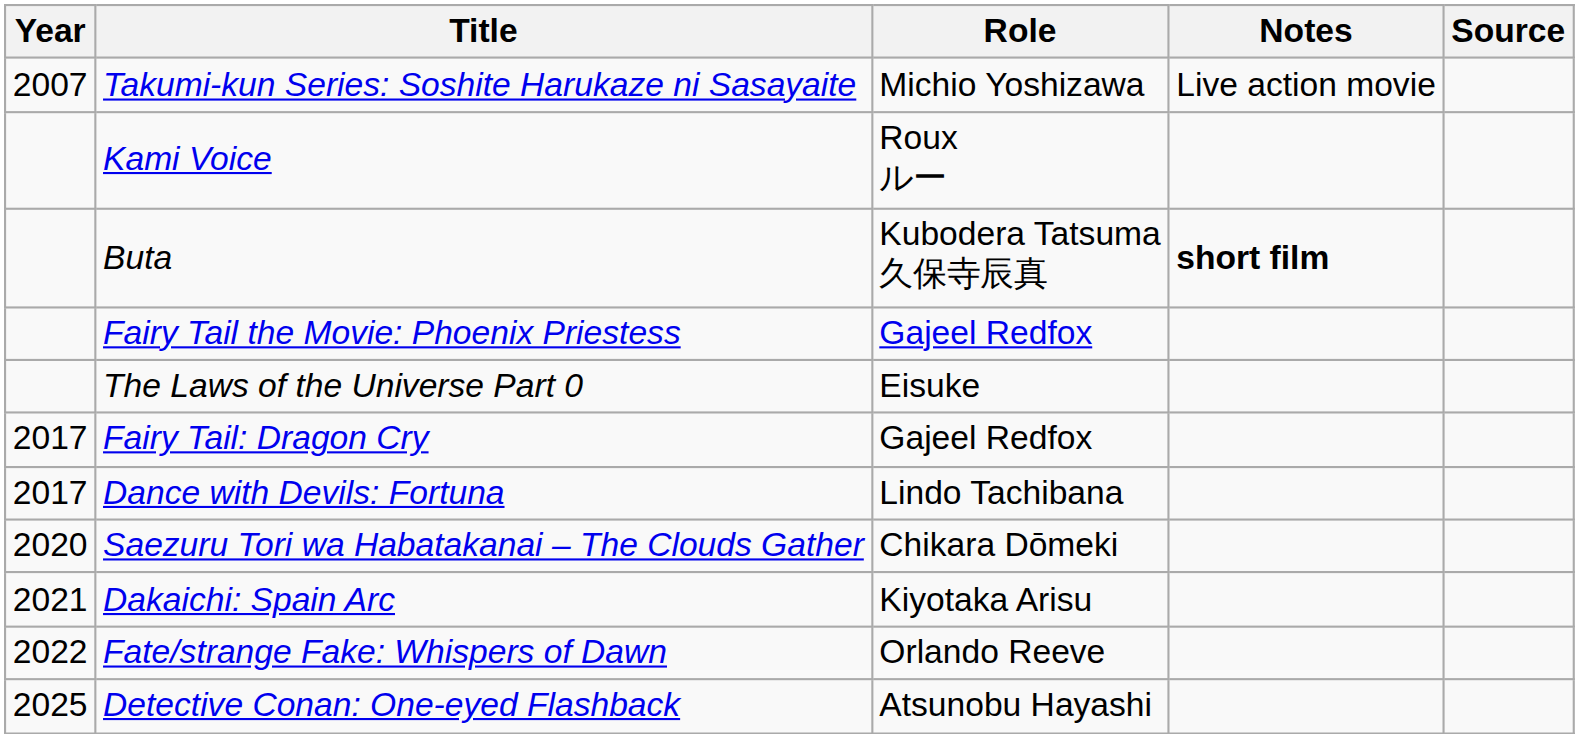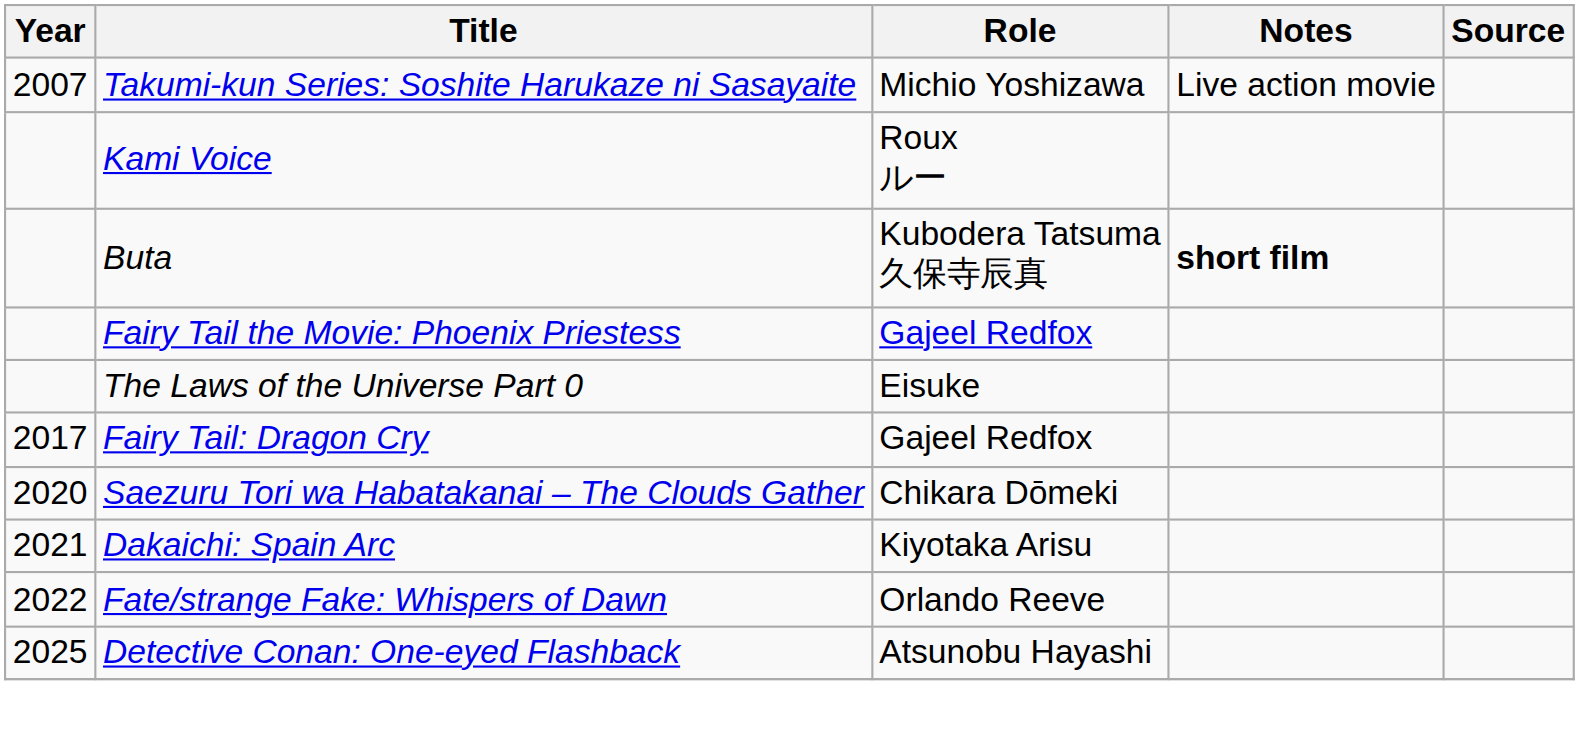- row: (304, 492)
